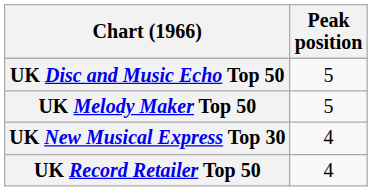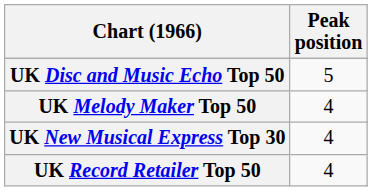(329, 106) 5 -> (329, 106) 4
